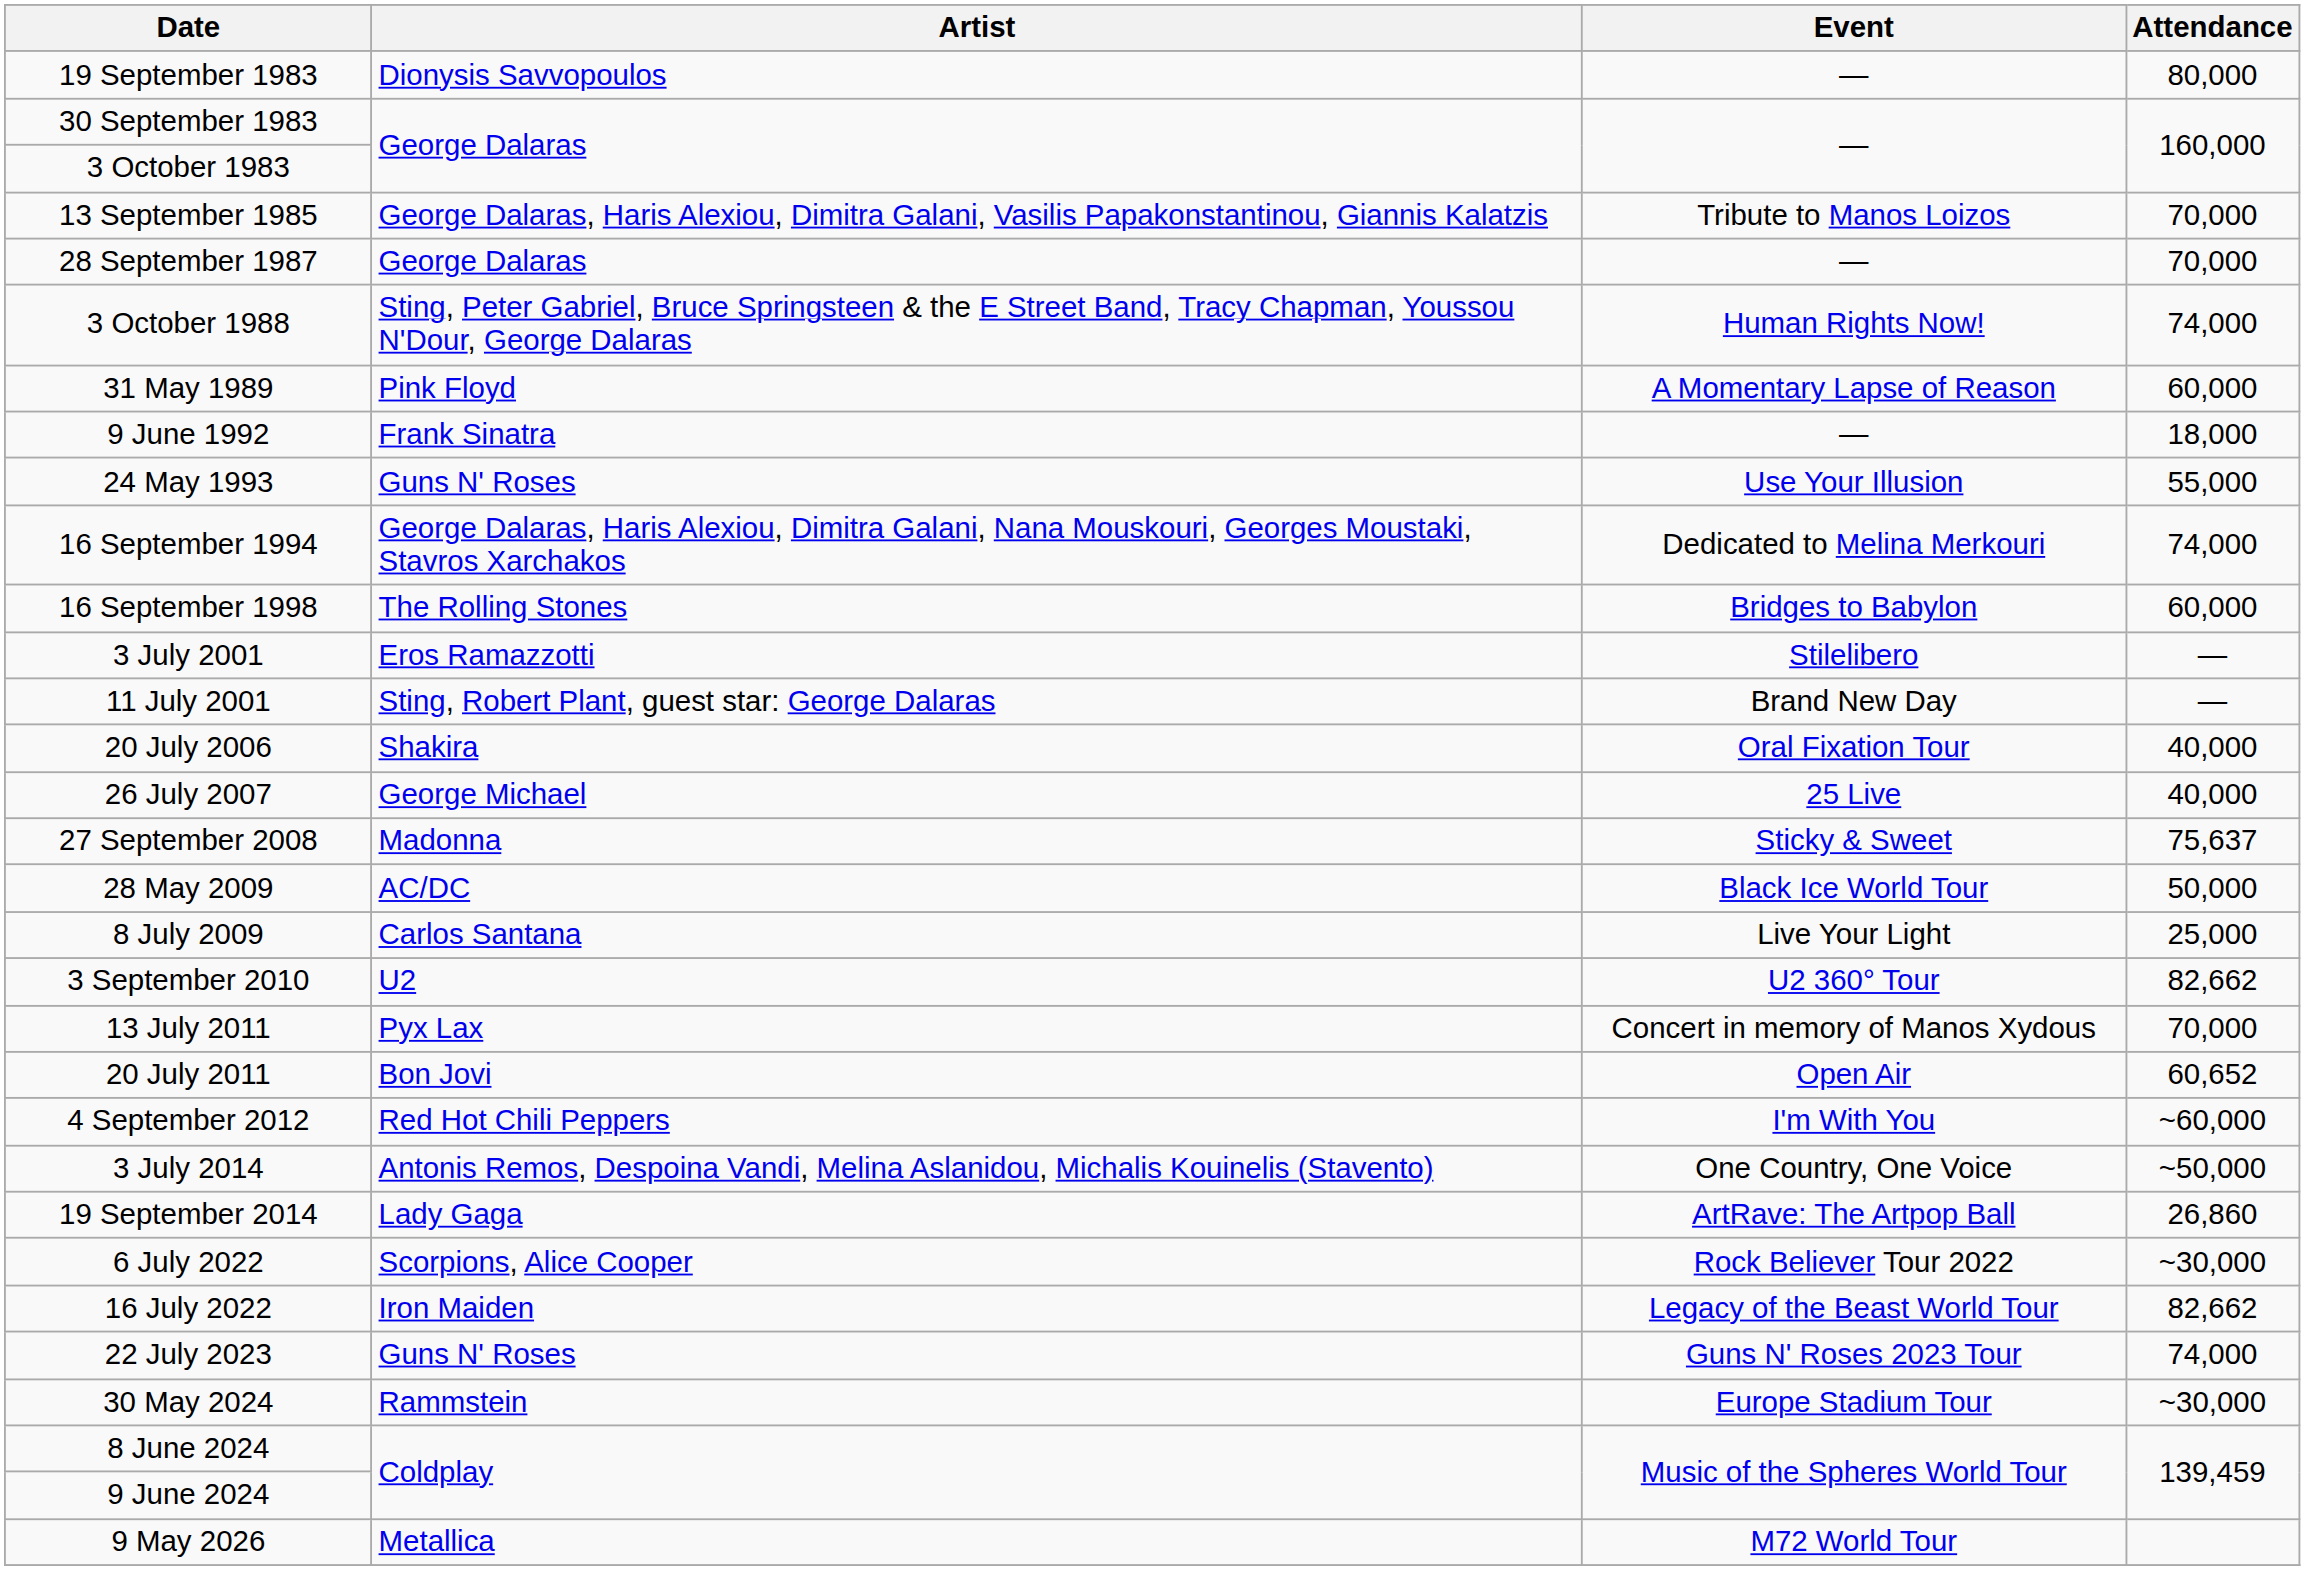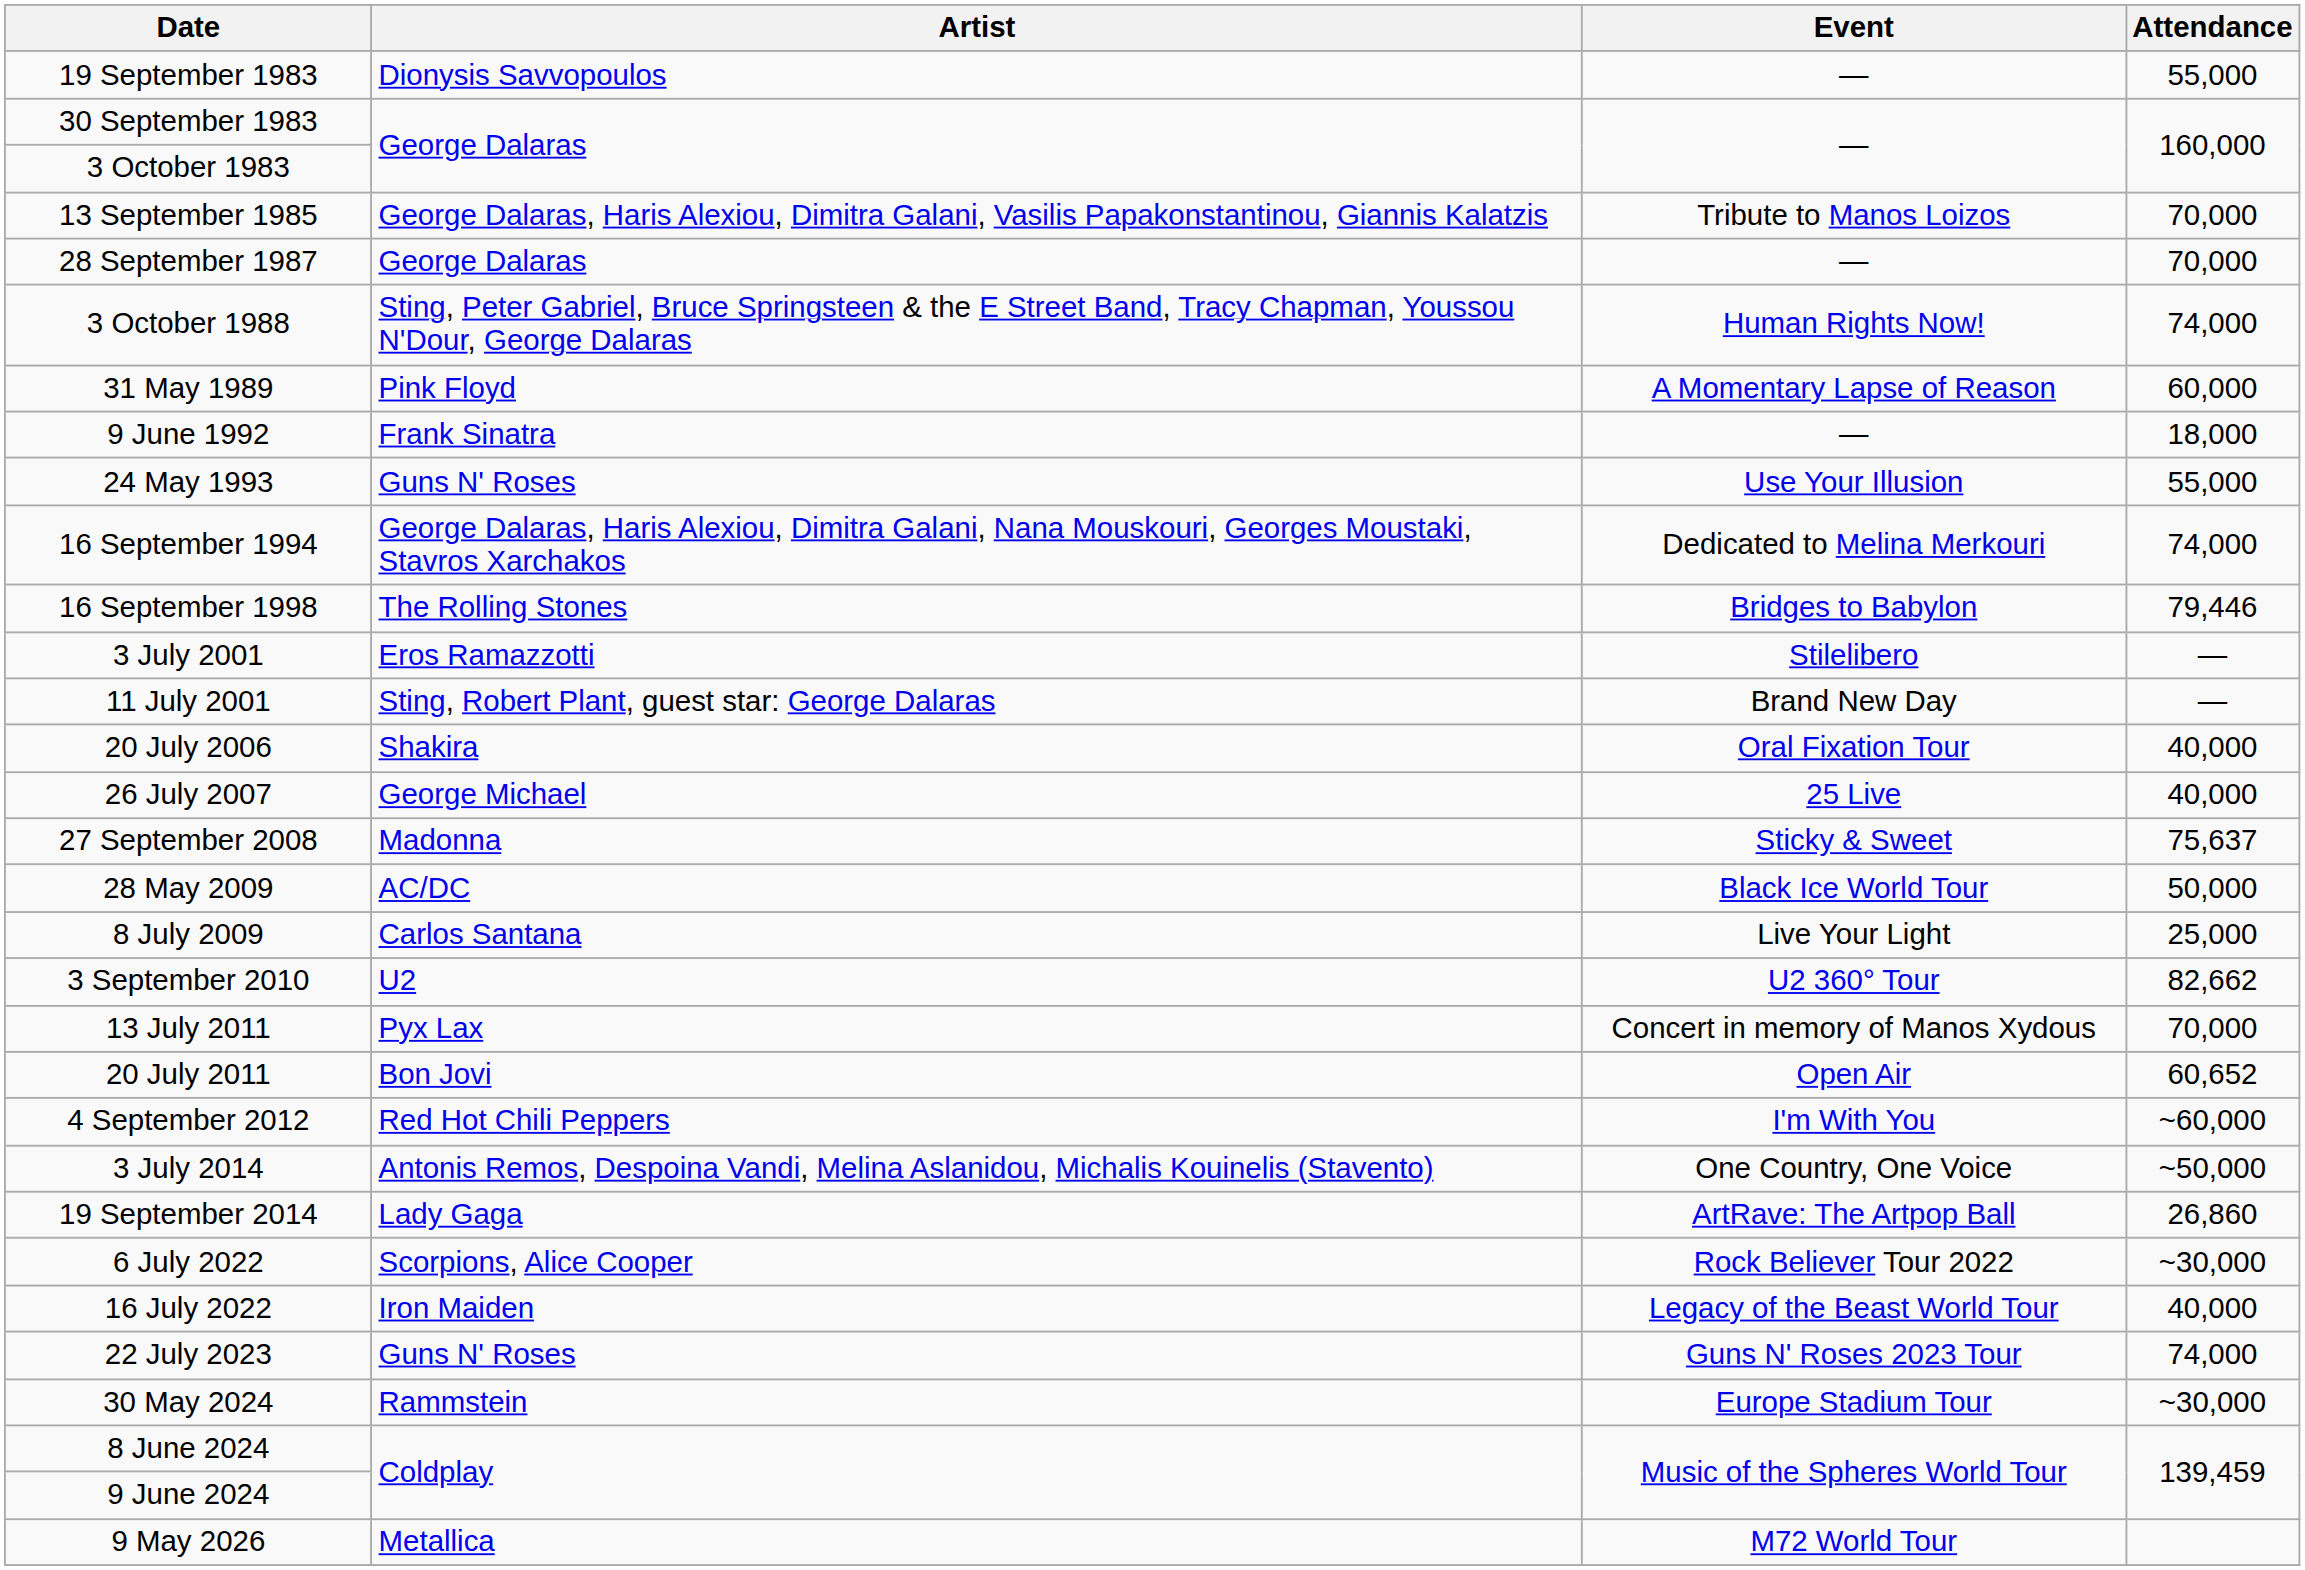(2212, 74) 80,000 -> (2212, 74) 55,000
(2212, 607) 60,000 -> (2212, 607) 79,446
(2212, 1308) 82,662 -> (2212, 1308) 40,000
